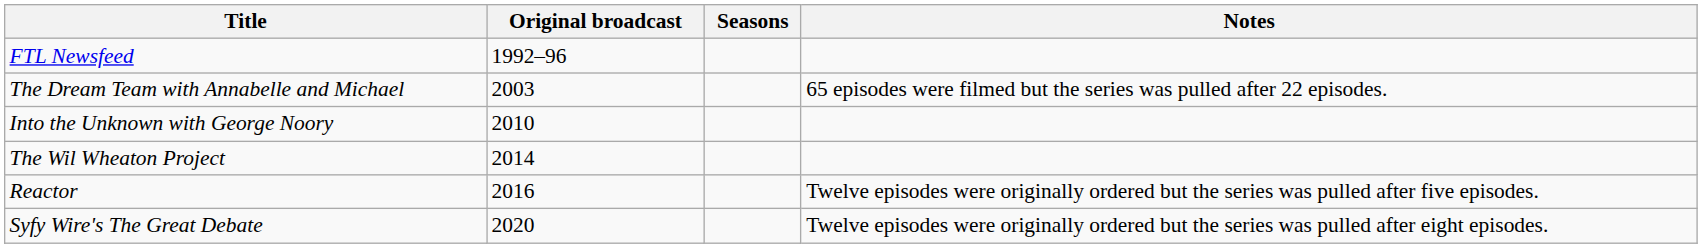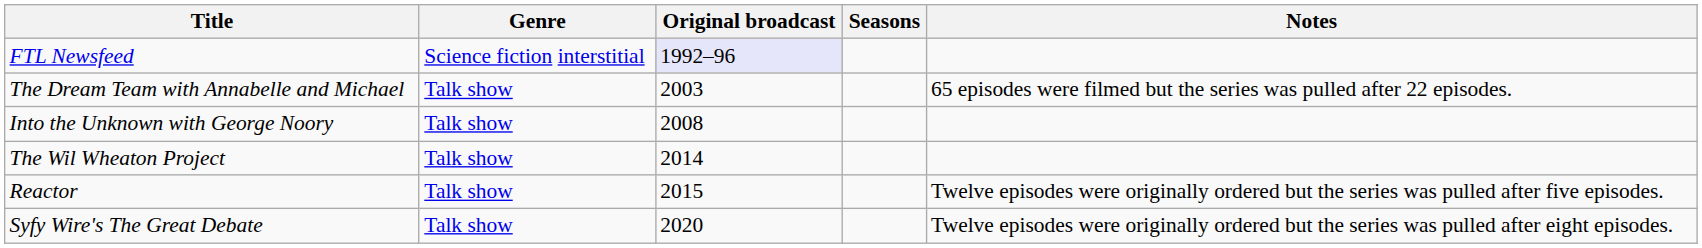+ column: (537, 21)
(529, 55) no background -> (698, 55) lavender background
(513, 123) 2010 -> (682, 123) 2008
(513, 191) 2016 -> (682, 191) 2015
